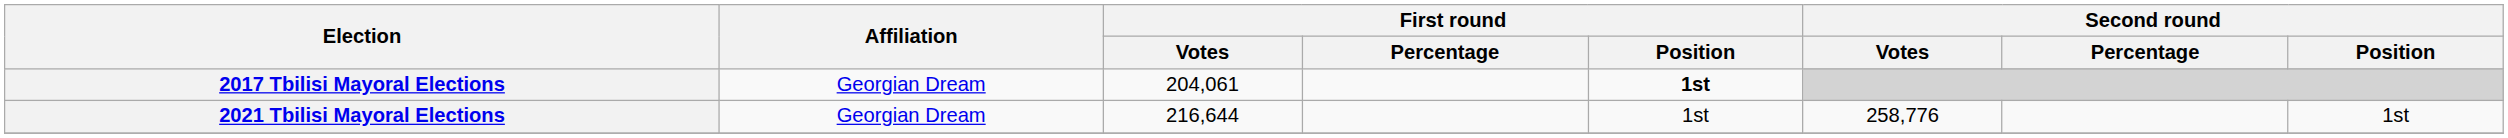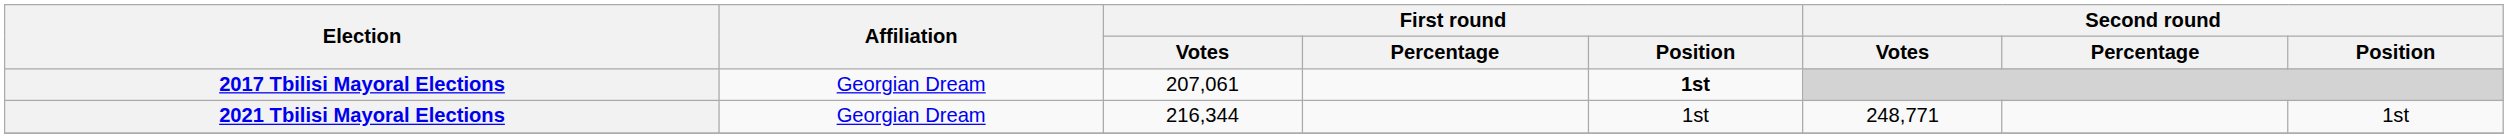(1202, 84) 204,061 -> (1202, 84) 207,061
(1202, 116) 216,644 -> (1202, 116) 216,344
(1903, 116) 258,776 -> (1903, 116) 248,771
